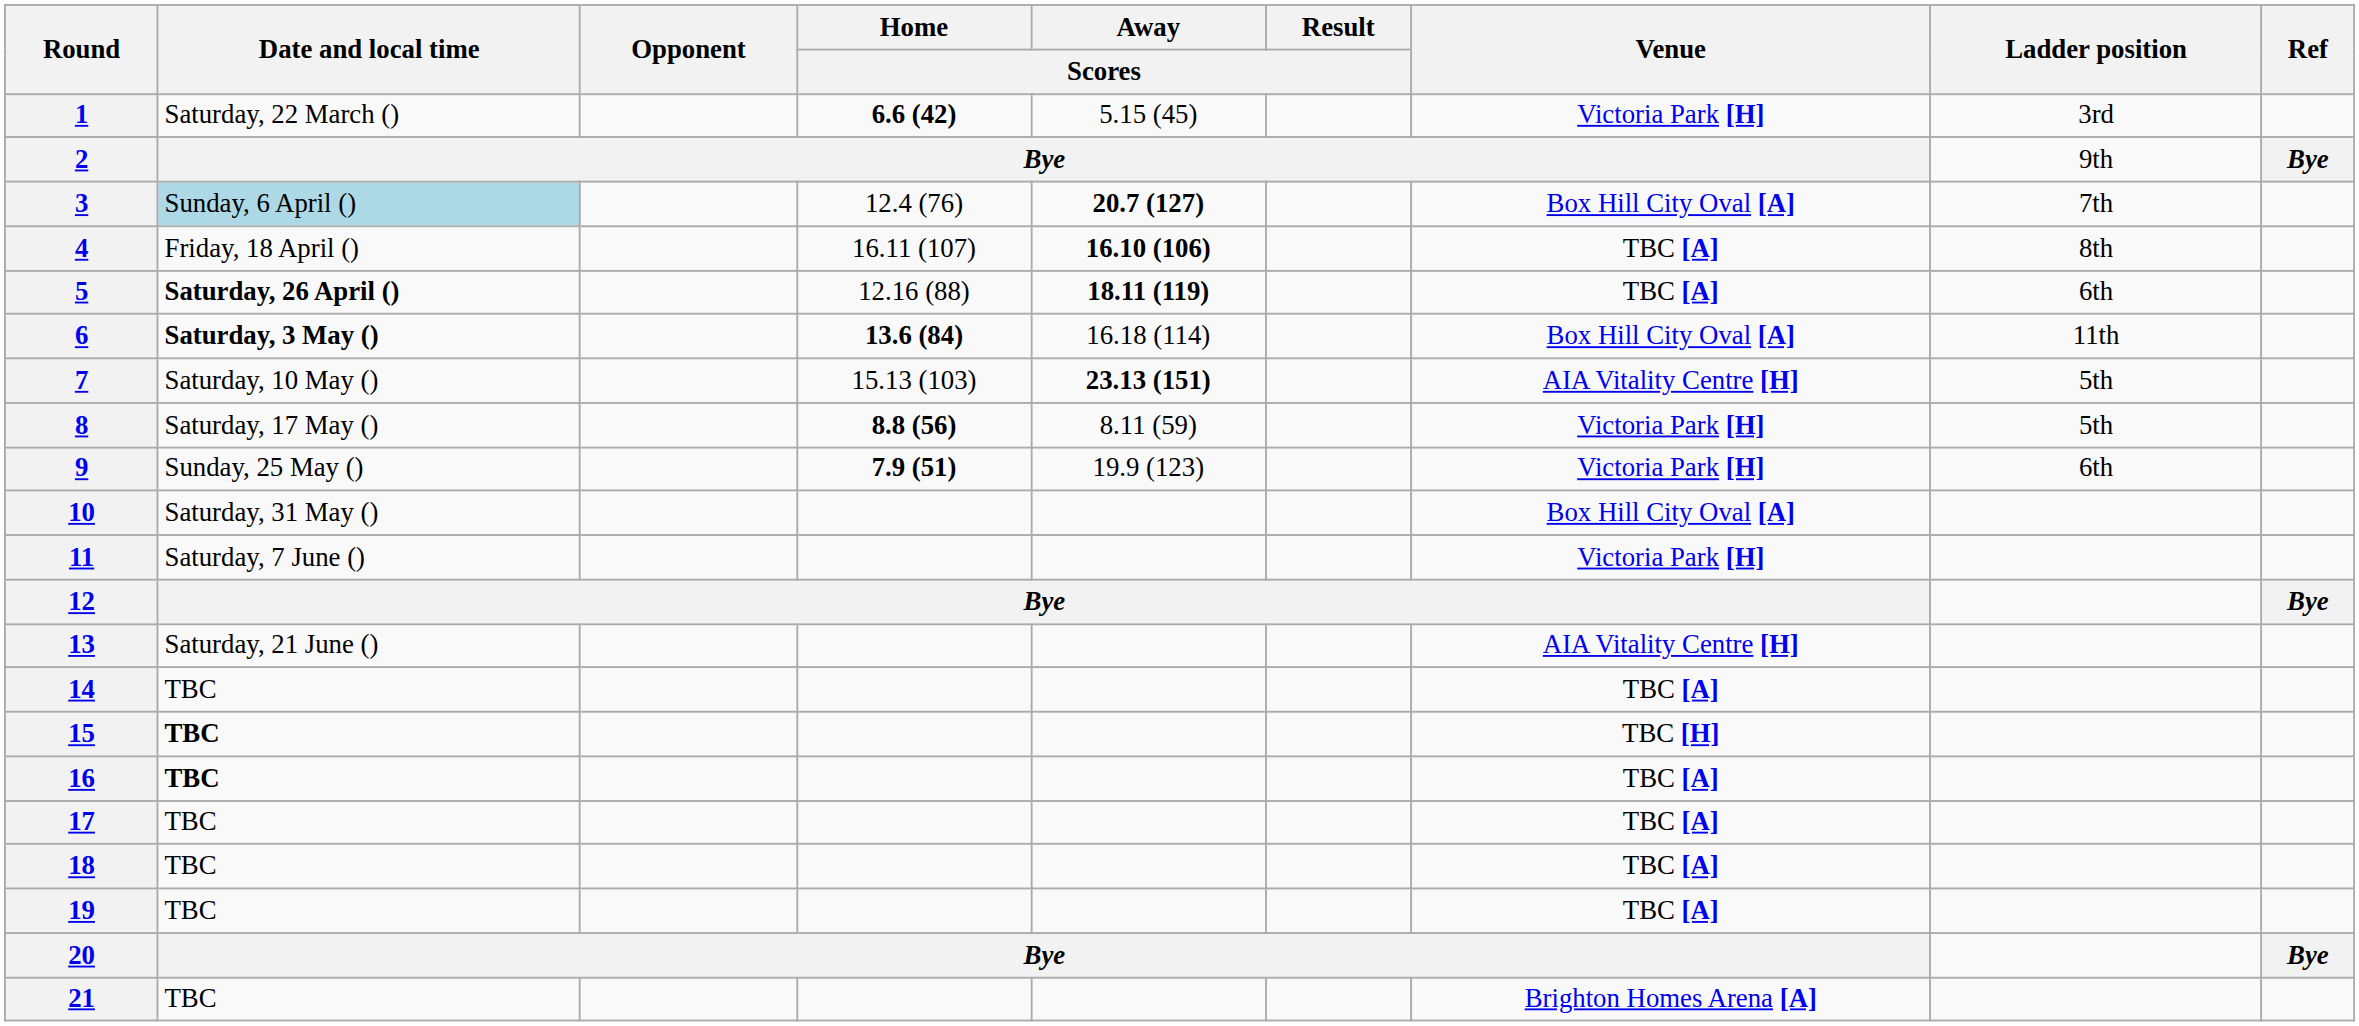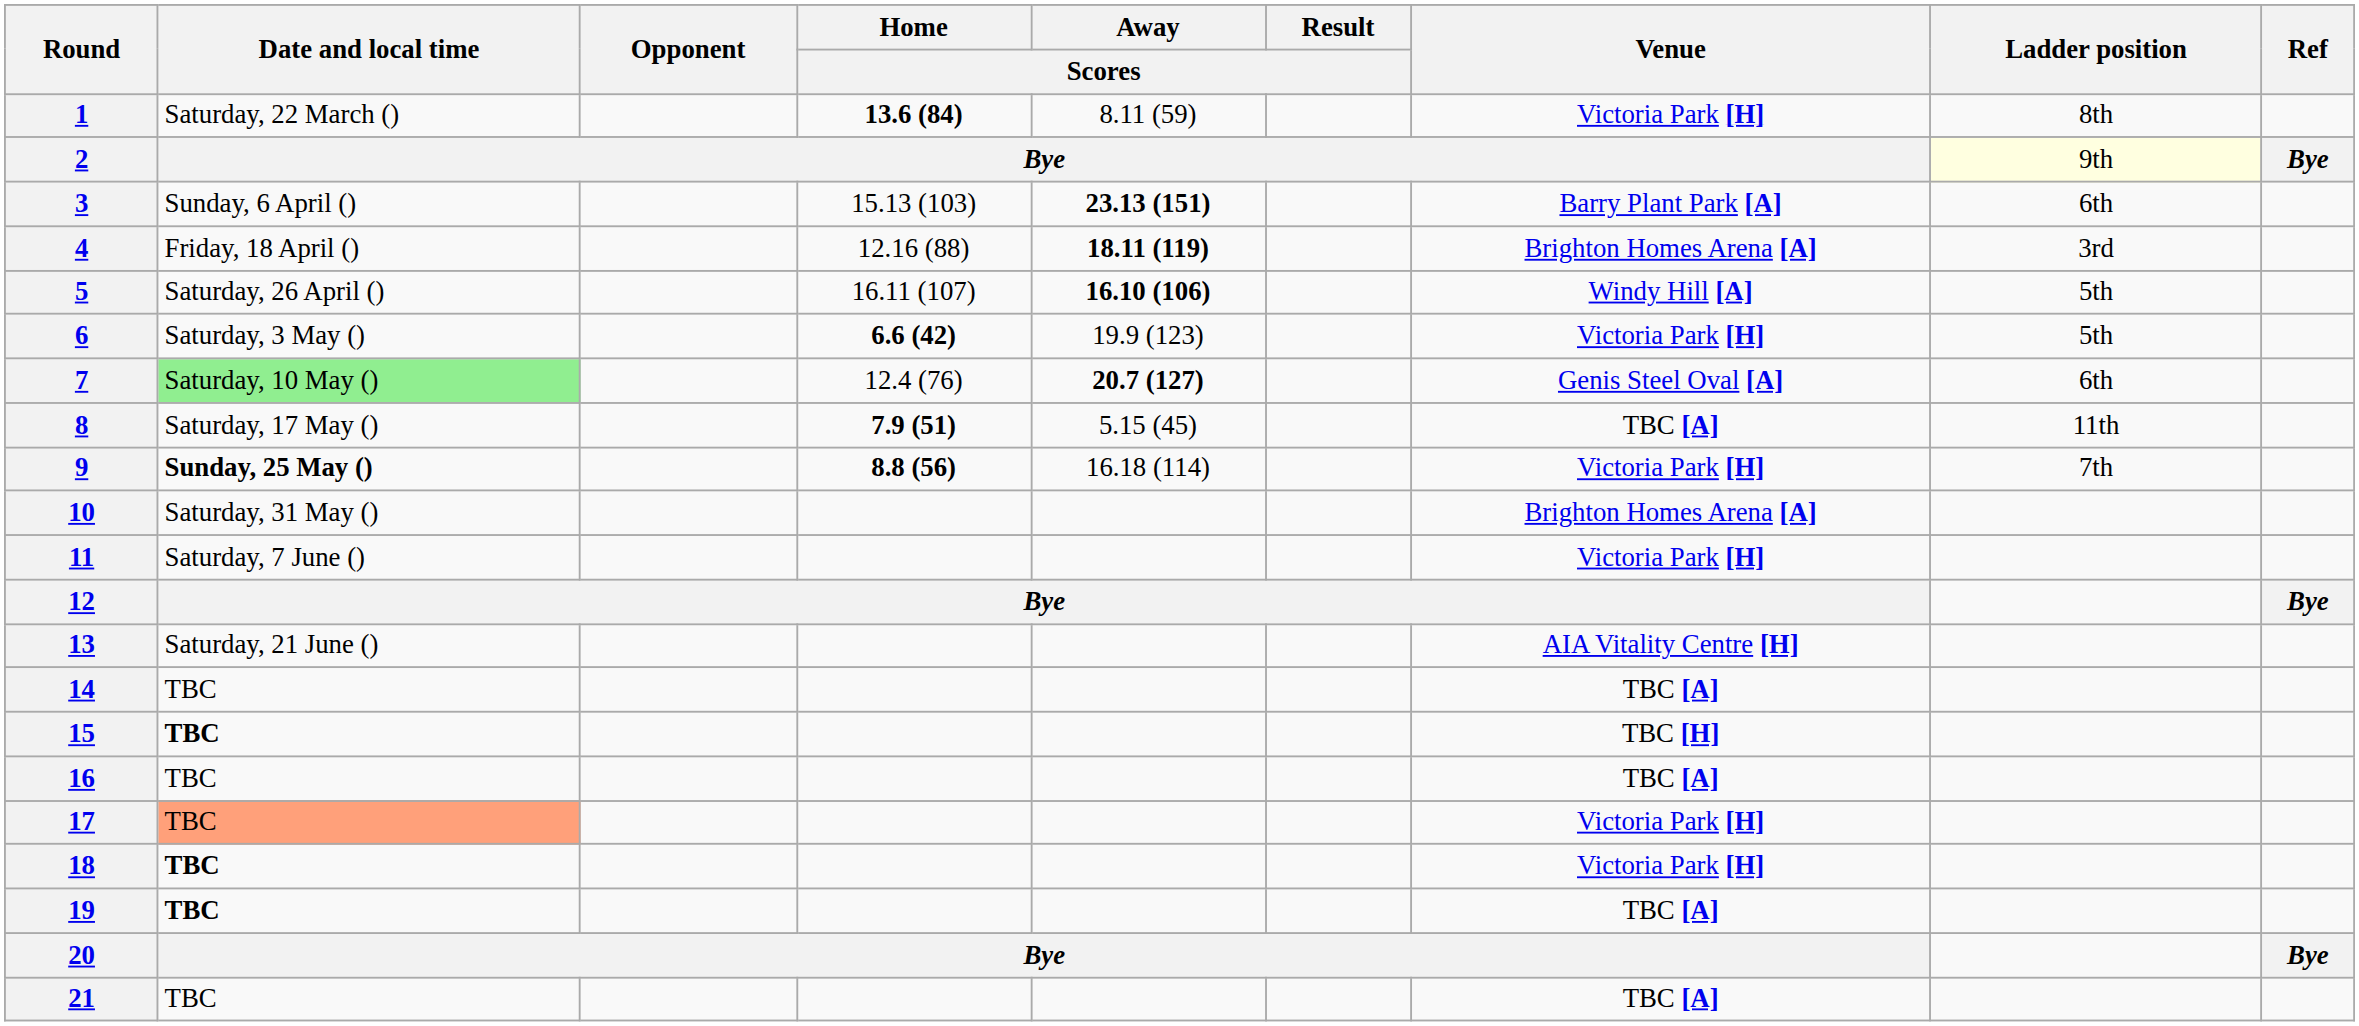(914, 115) 6.6 (42) -> (914, 115) 13.6 (84)
(1148, 115) 5.15 (45) -> (1148, 115) 8.11 (59)
(2096, 115) 3rd -> (2096, 115) 8th
(2096, 159) no background -> (2096, 159) lightyellow background
(260, 203) lightblue background -> (260, 203) no background
(914, 203) 12.4 (76) -> (914, 203) 15.13 (103)
(1148, 203) 20.7 (127) -> (1148, 203) 23.13 (151)
(1671, 203) Box Hill City Oval [A] -> (1671, 203) Barry Plant Park [A]
(2096, 203) 7th -> (2096, 203) 6th
(914, 247) 16.11 (107) -> (914, 247) 12.16 (88)
(1148, 247) 16.10 (106) -> (1148, 247) 18.11 (119)
(1671, 247) TBC [A] -> (1671, 247) Brighton Homes Arena [A]
(2096, 247) 8th -> (2096, 247) 3rd
(282, 292) bold -> (274, 292) normal
(914, 292) 12.16 (88) -> (914, 292) 16.11 (107)
(1148, 292) 18.11 (119) -> (1148, 292) 16.10 (106)
(1671, 292) TBC [A] -> (1671, 292) Windy Hill [A]
(2096, 292) 6th -> (2096, 292) 5th
(272, 336) bold -> (265, 336) normal
(914, 336) 13.6 (84) -> (914, 336) 6.6 (42)
(1148, 336) 16.18 (114) -> (1148, 336) 19.9 (123)
(1671, 336) Box Hill City Oval [A] -> (1671, 336) Victoria Park [H]
(2096, 336) 11th -> (2096, 336) 5th
(271, 380) no background -> (271, 380) lightgreen background
(914, 380) 15.13 (103) -> (914, 380) 12.4 (76)
(1148, 380) 23.13 (151) -> (1148, 380) 20.7 (127)
(1671, 380) AIA Vitality Centre [H] -> (1671, 380) Genis Steel Oval [A]
(2096, 380) 5th -> (2096, 380) 6th
(914, 424) 8.8 (56) -> (914, 424) 7.9 (51)
(1148, 424) 8.11 (59) -> (1148, 424) 5.15 (45)
(1671, 424) Victoria Park [H] -> (1671, 424) TBC [A]
(2096, 424) 5th -> (2096, 424) 11th
(264, 468) normal -> (269, 468) bold
(914, 468) 7.9 (51) -> (914, 468) 8.8 (56)
(1148, 468) 19.9 (123) -> (1148, 468) 16.18 (114)
(2096, 468) 6th -> (2096, 468) 7th
(1671, 512) Box Hill City Oval [A] -> (1671, 512) Brighton Homes Arena [A]
(192, 777) bold -> (191, 777) normal
(191, 822) no background -> (191, 822) lightsalmon background
(1671, 822) TBC [A] -> (1671, 822) Victoria Park [H]
(191, 866) normal -> (192, 866) bold
(1671, 866) TBC [A] -> (1671, 866) Victoria Park [H]
(191, 910) normal -> (192, 910) bold
(1671, 998) Brighton Homes Arena [A] -> (1671, 998) TBC [A]
